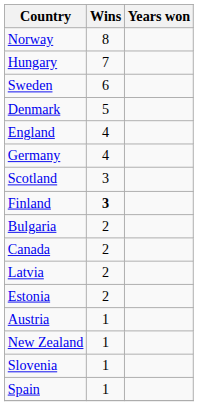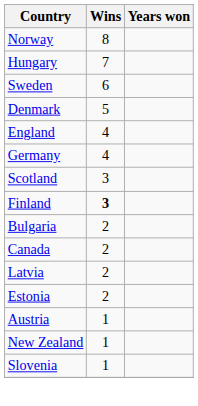- row: (24, 389)
